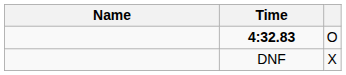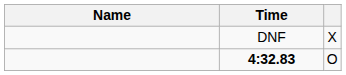rows swapped: (272, 37) <-> (272, 59)
